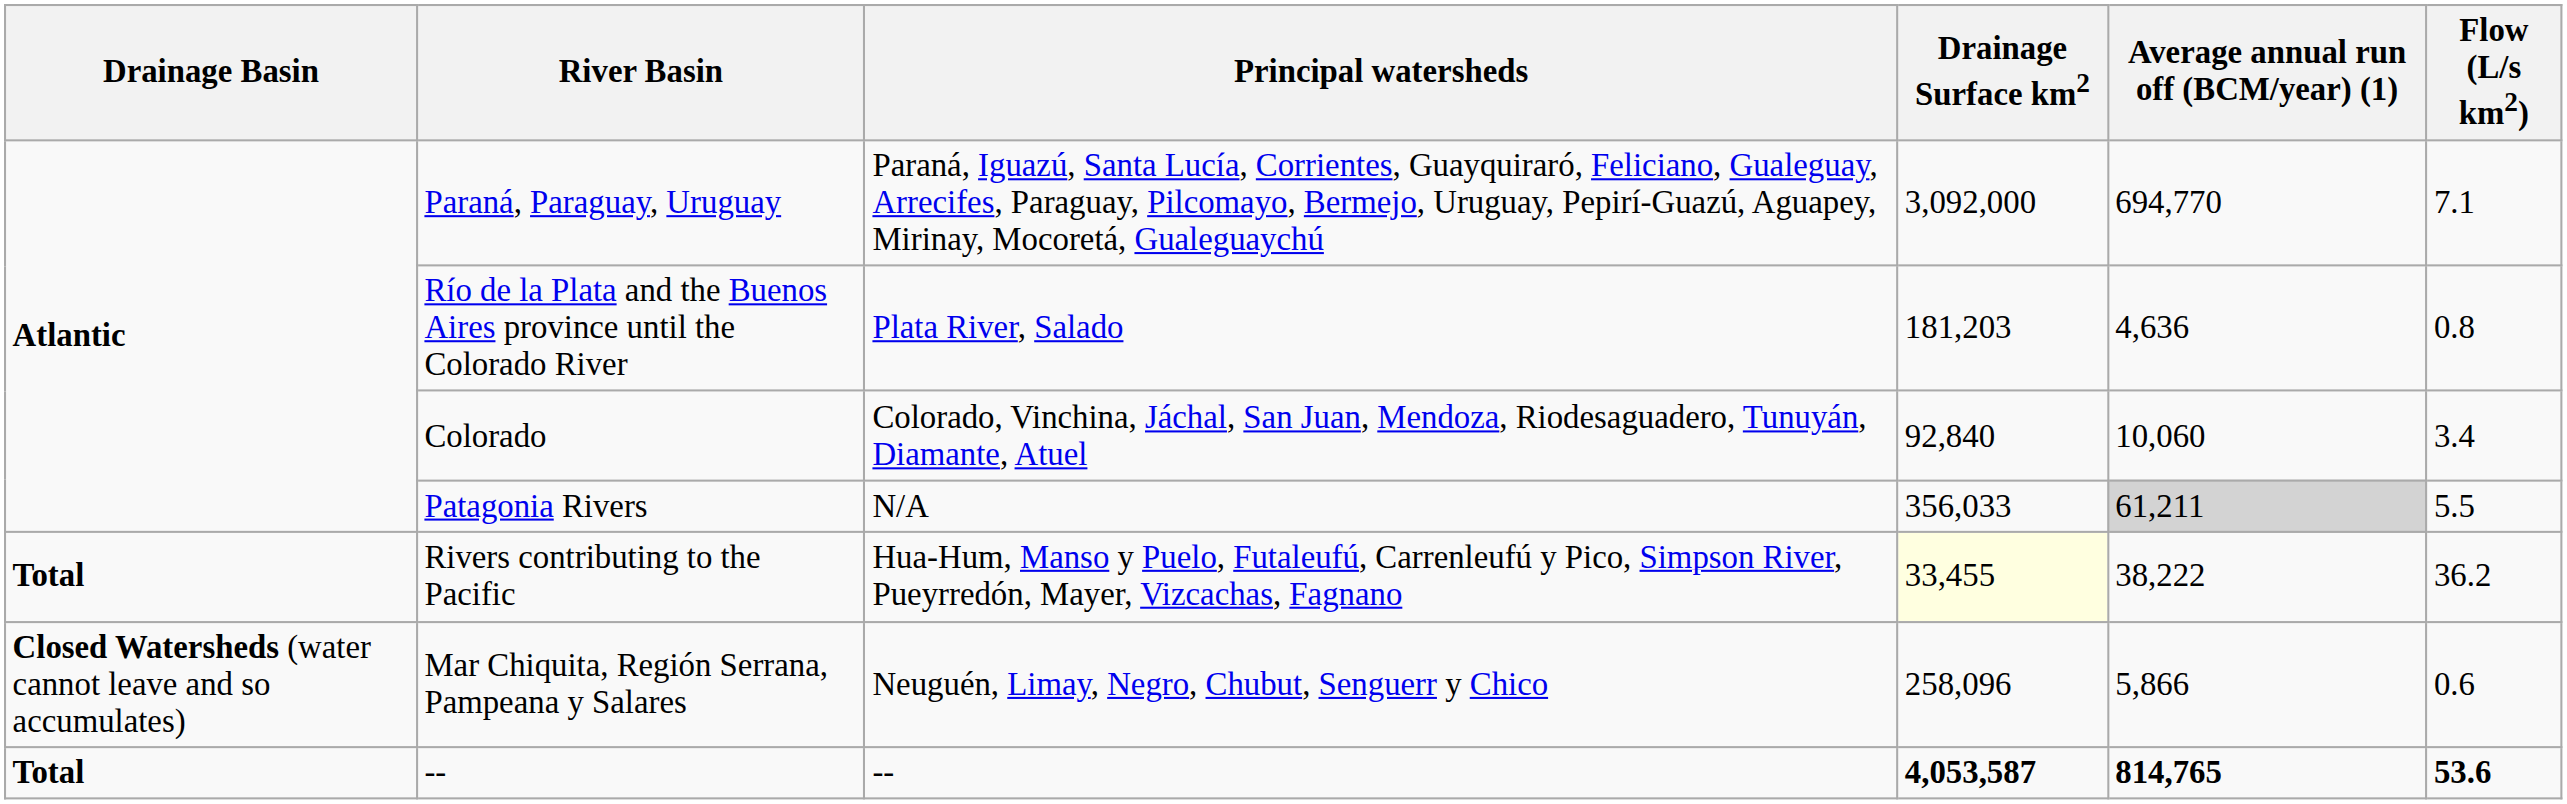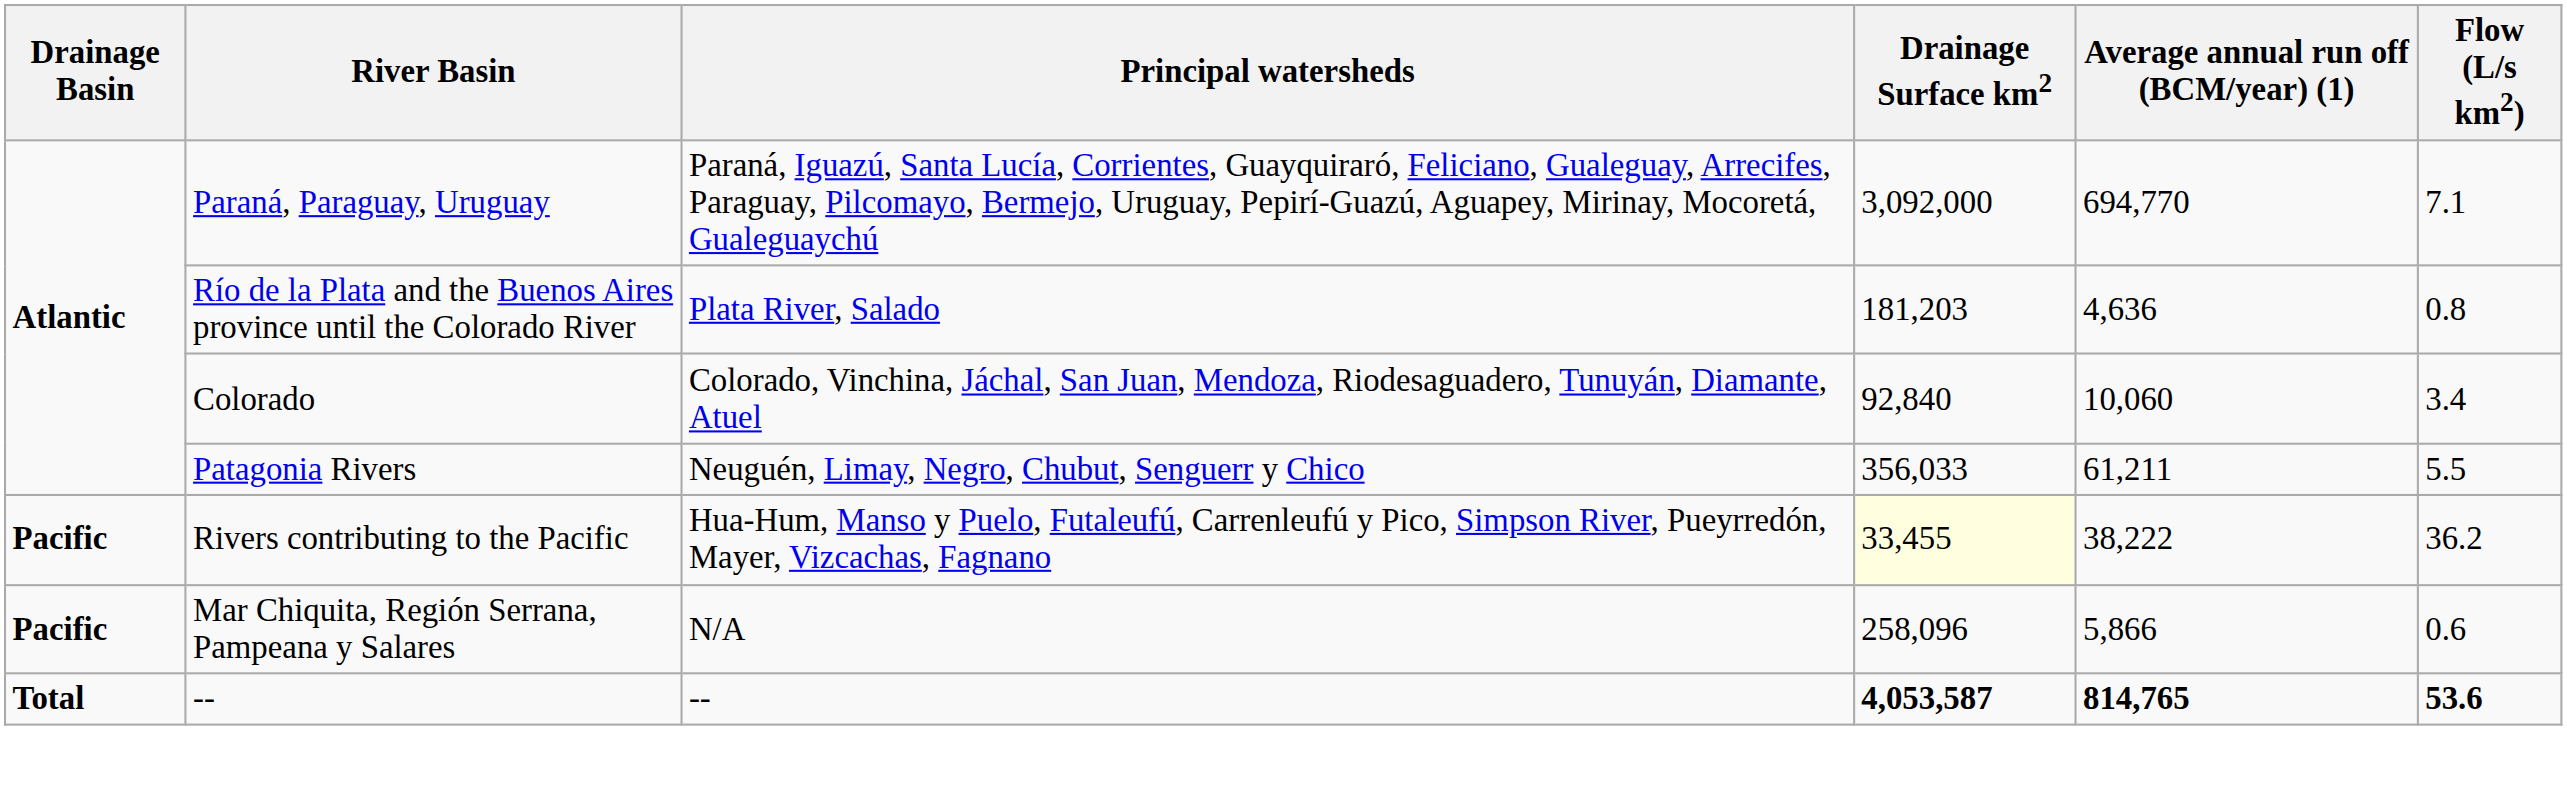(901, 505) N/A -> (1027, 468) Neuguén, Limay, Negro, Chubut, Senguerr y Chico
(2160, 505) lightgrey background -> (2128, 468) no background
(48, 576) Total -> (60, 539) Pacific
(192, 683) Closed Watersheds (water cannot leave and so accumulates) -> (60, 628) Pacific
(1210, 683) Neuguén, Limay, Negro, Chubut, Senguerr y Chico -> (717, 628) N/A
